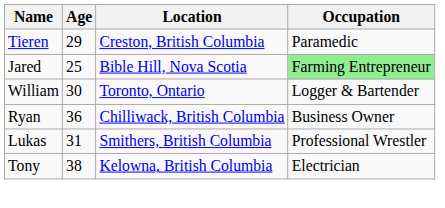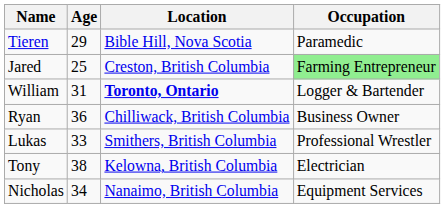(182, 41) Creston, British Columbia -> (178, 41) Bible Hill, Nova Scotia
(173, 66) Bible Hill, Nova Scotia -> (187, 66) Creston, British Columbia
(74, 91) 30 -> (79, 91) 31
(152, 91) normal -> (161, 91) bold
(74, 141) 31 -> (79, 141) 33
+ row: (36, 191)
